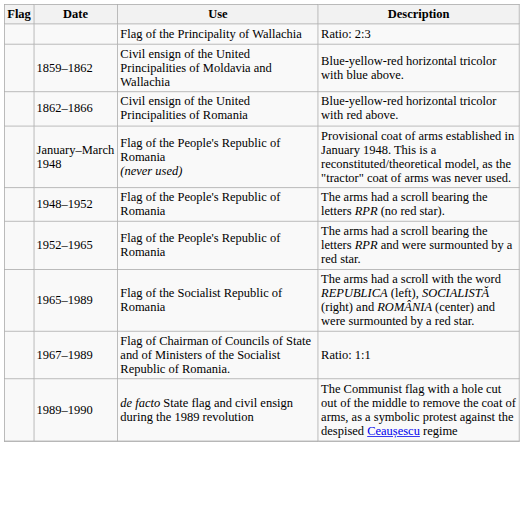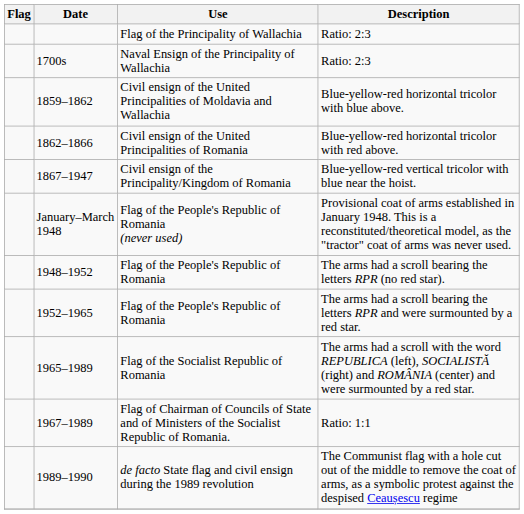+ row: (208, 61)
+ row: (206, 176)
